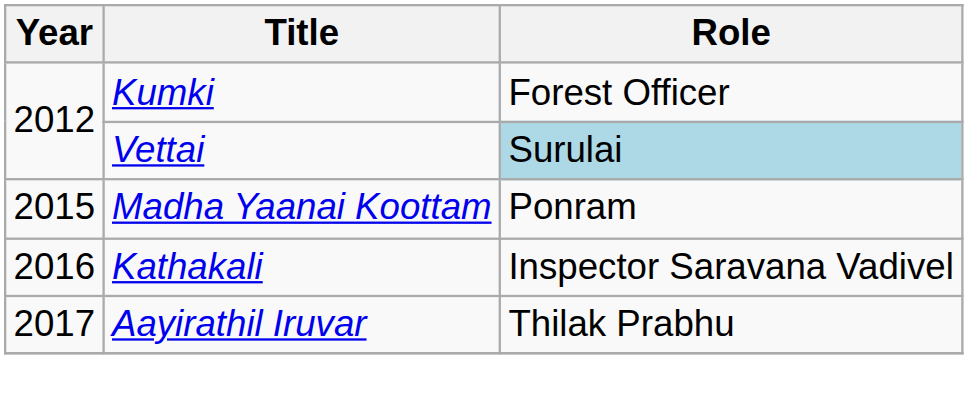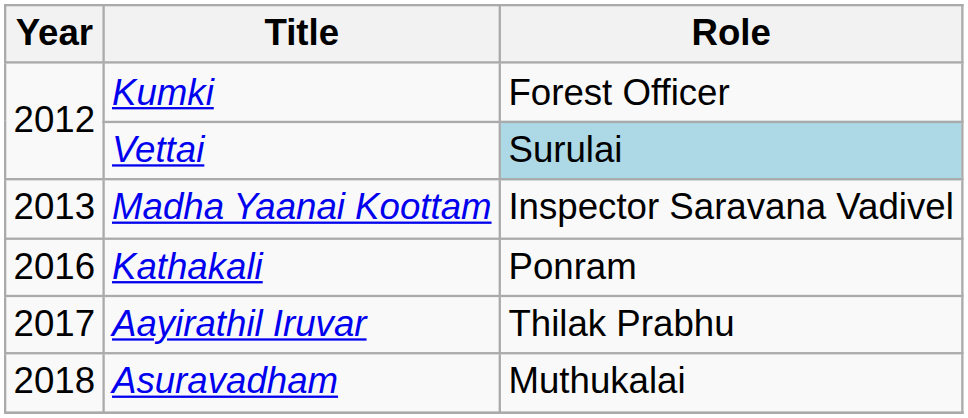(54, 207) 2015 -> (54, 207) 2013
(573, 207) Ponram -> (731, 207) Inspector Saravana Vadivel
(731, 265) Inspector Saravana Vadivel -> (573, 265) Ponram
+ row: (225, 382)
